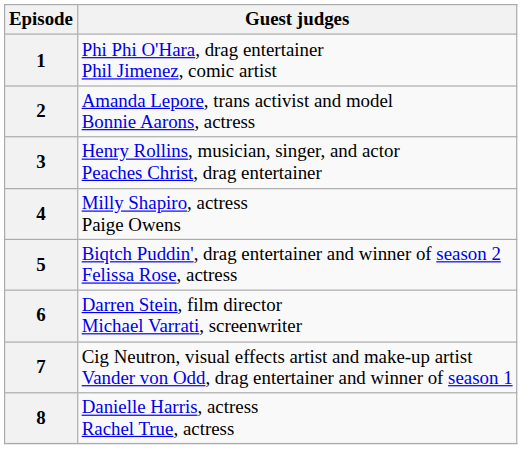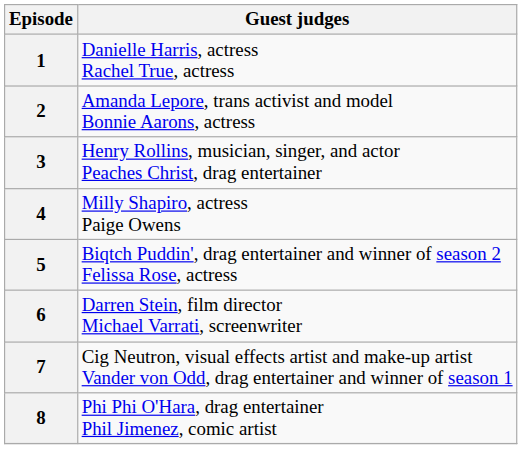(203, 60) Phi Phi O'Hara, drag entertainer Phil Jimenez, comic artist -> (170, 60) Danielle Harris, actress Rachel True, actress
(170, 418) Danielle Harris, actress Rachel True, actress -> (203, 418) Phi Phi O'Hara, drag entertainer Phil Jimenez, comic artist
